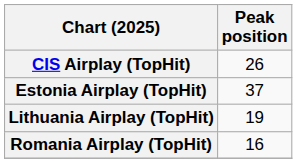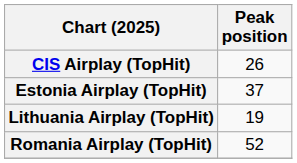(255, 144) 16 -> (255, 144) 52
